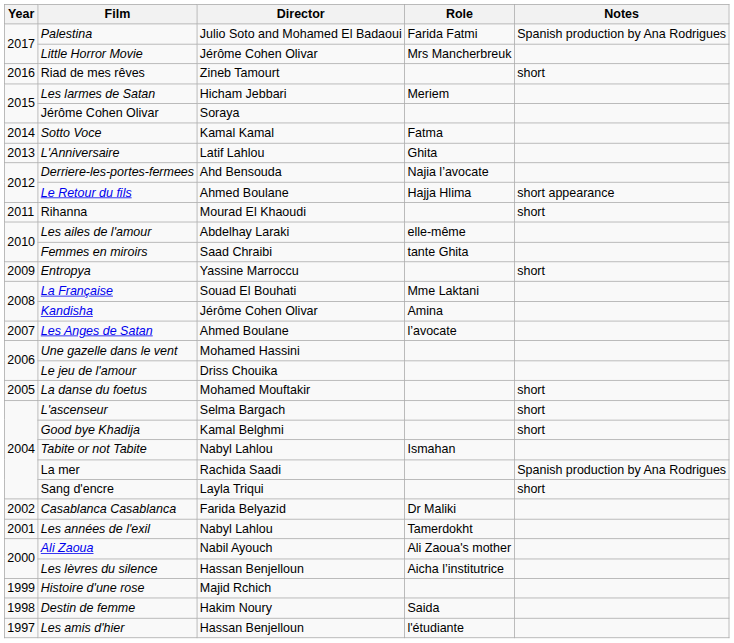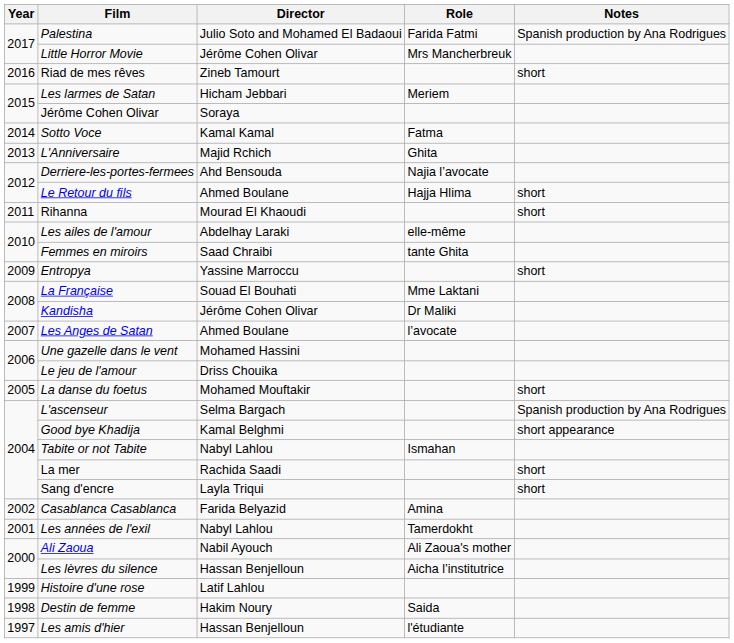(232, 152) Latif Lahlou -> (236, 152) Majid Rchich
(566, 192) short appearance -> (531, 192) short
(425, 311) Amina -> (432, 311) Dr Maliki
(531, 410) short -> (622, 410) Spanish production by Ana Rodrigues
(531, 430) short -> (566, 430) short appearance
(622, 469) Spanish production by Ana Rodrigues -> (531, 469) short
(432, 509) Dr Maliki -> (425, 509) Amina
(236, 588) Majid Rchich -> (232, 588) Latif Lahlou
